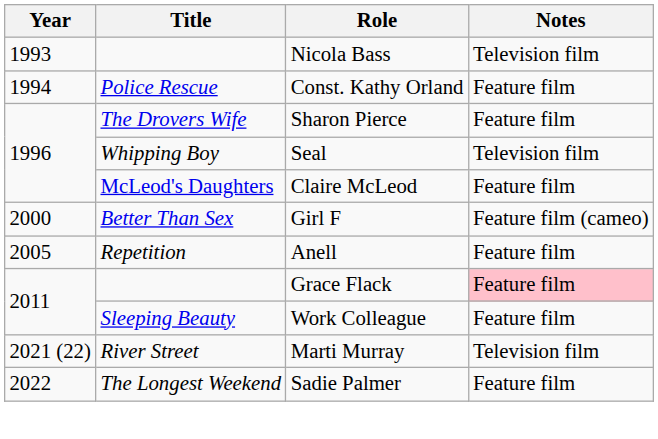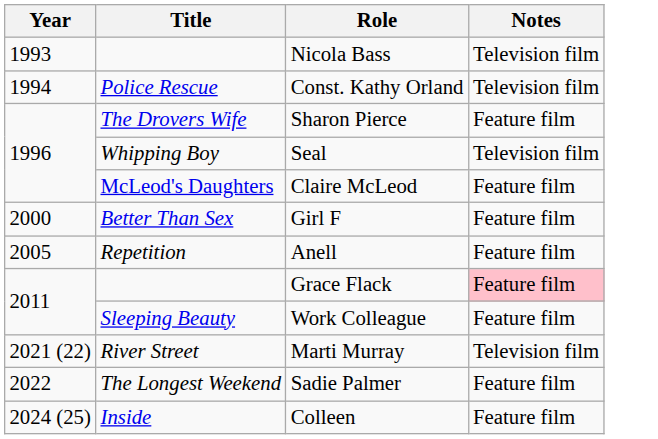(524, 86) Feature film -> (536, 86) Television film
(561, 218) Feature film (cameo) -> (524, 218) Feature film
+ row: (323, 416)
